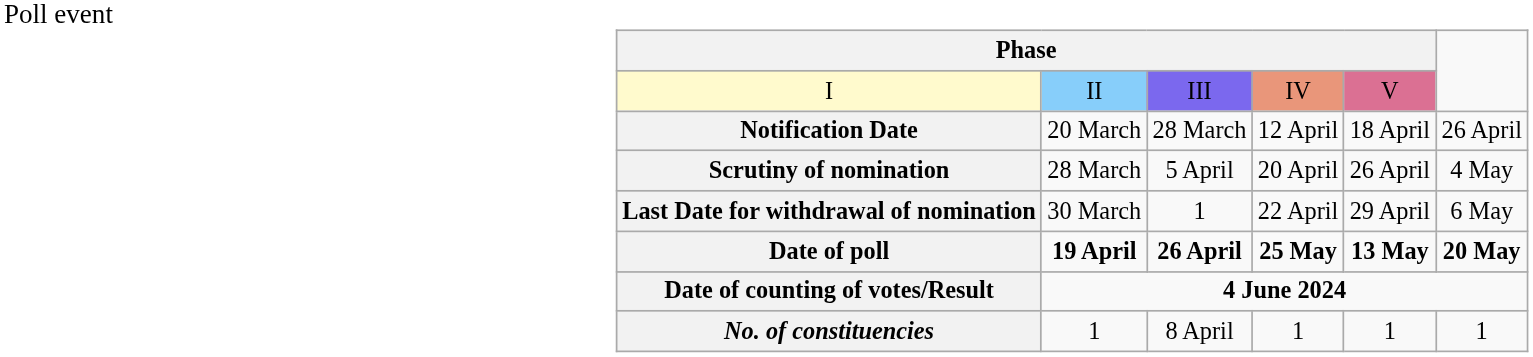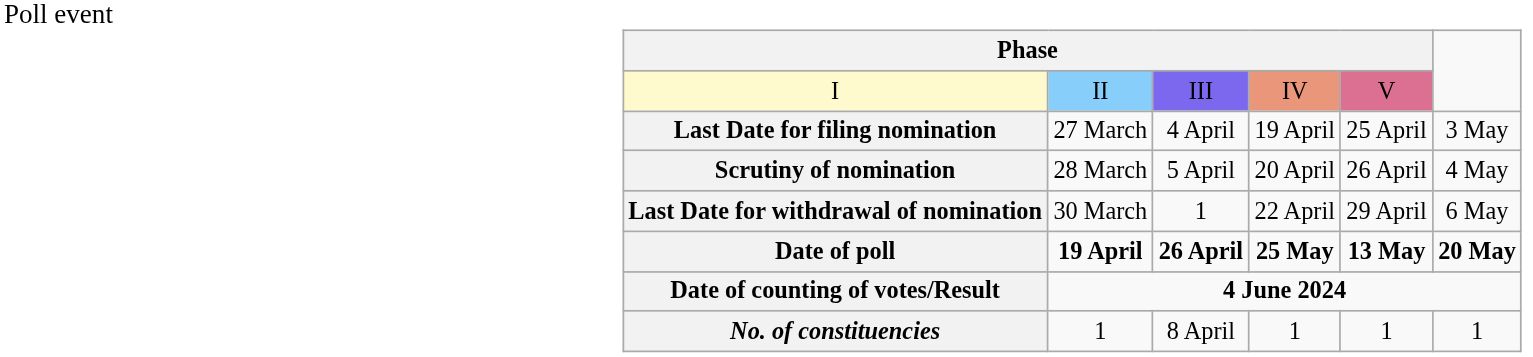- row: (829, 130)
+ row: (835, 130)
